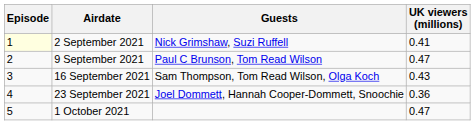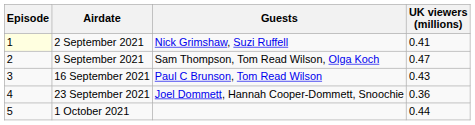(238, 59) Paul C Brunson, Tom Read Wilson -> (267, 59) Sam Thompson, Tom Read Wilson, Olga Koch
(267, 77) Sam Thompson, Tom Read Wilson, Olga Koch -> (238, 77) Paul C Brunson, Tom Read Wilson
(420, 111) 0.47 -> (420, 111) 0.44
